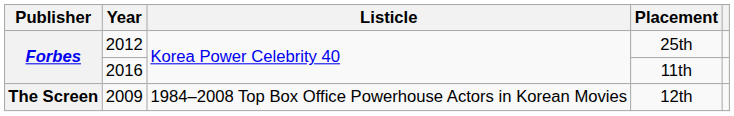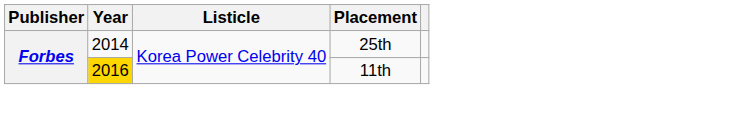(124, 44) 2012 -> (110, 44) 2014
(124, 70) no background -> (110, 70) gold background
- row: (676, 96)
